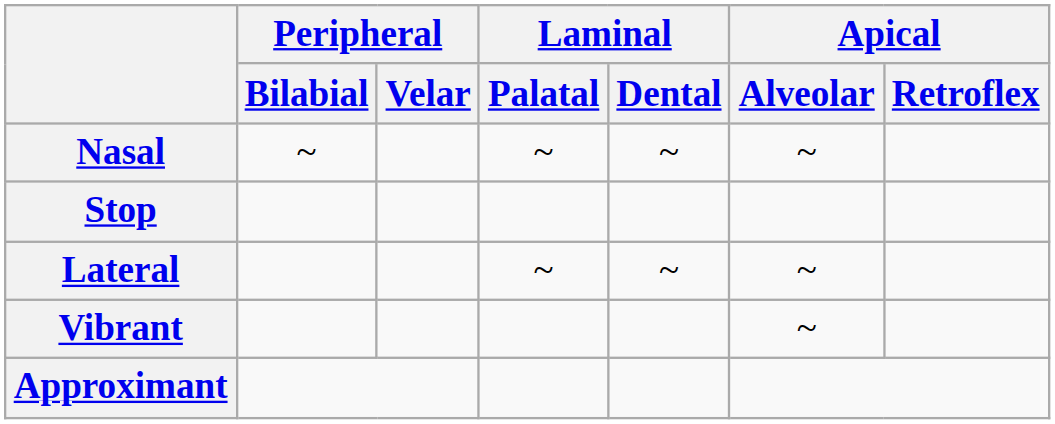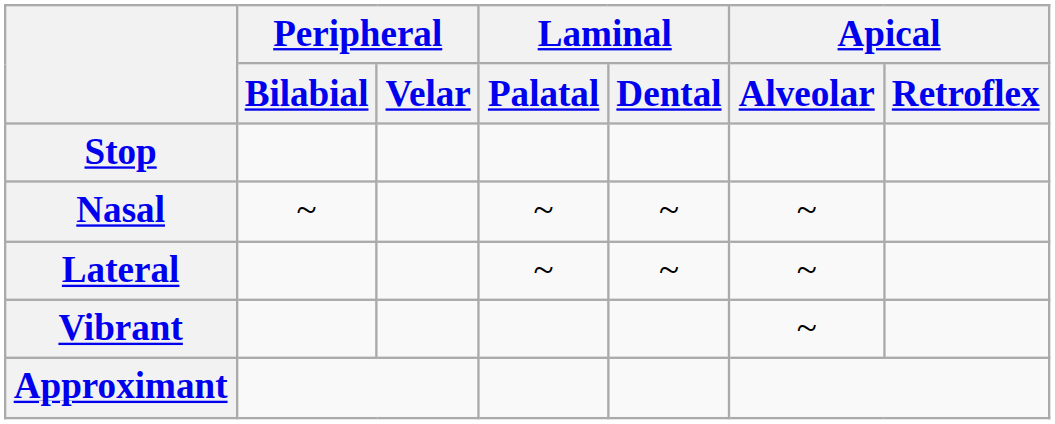rows swapped: (121, 210) <-> (121, 151)
